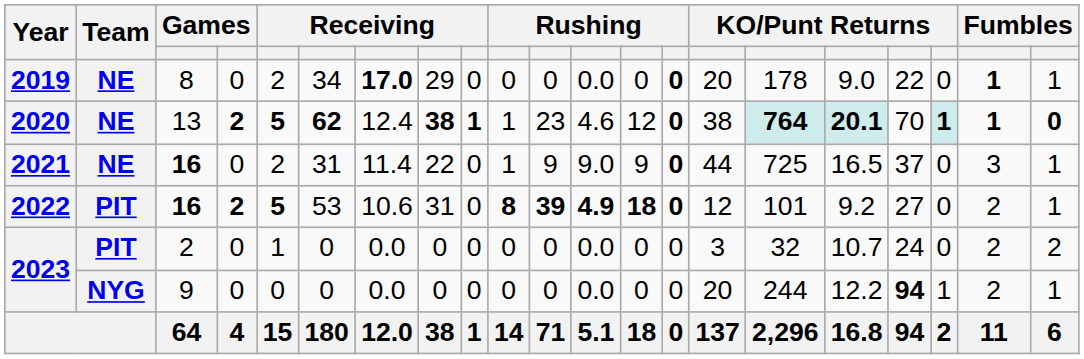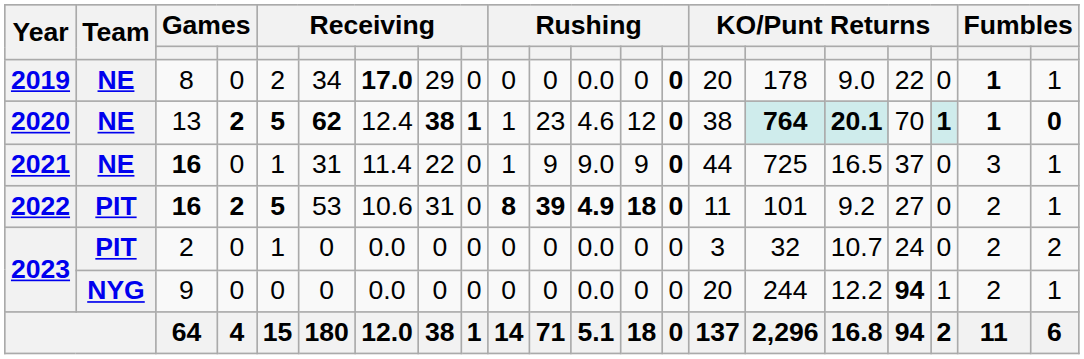(278, 164) 2 -> (278, 164) 1
(718, 206) 12 -> (718, 206) 11
